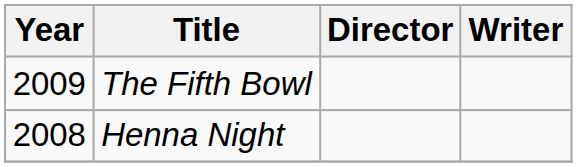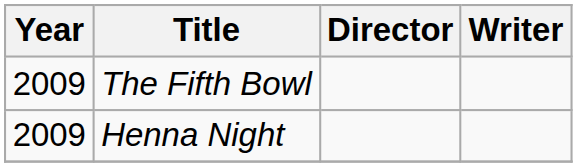(49, 135) 2008 -> (49, 135) 2009
